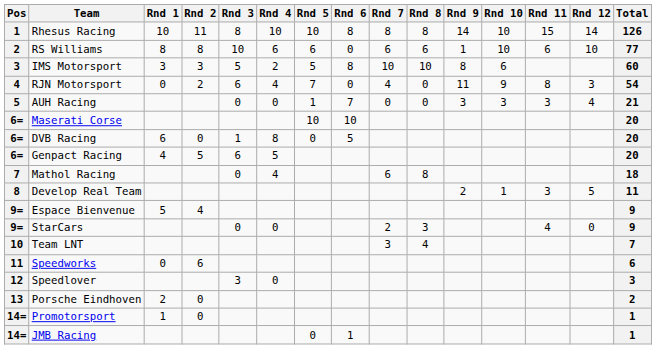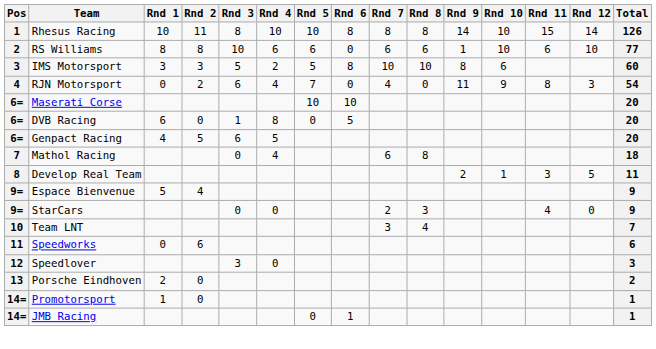- row: (64, 103)
